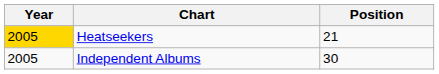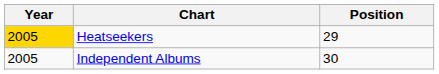(331, 36) 21 -> (331, 36) 29
